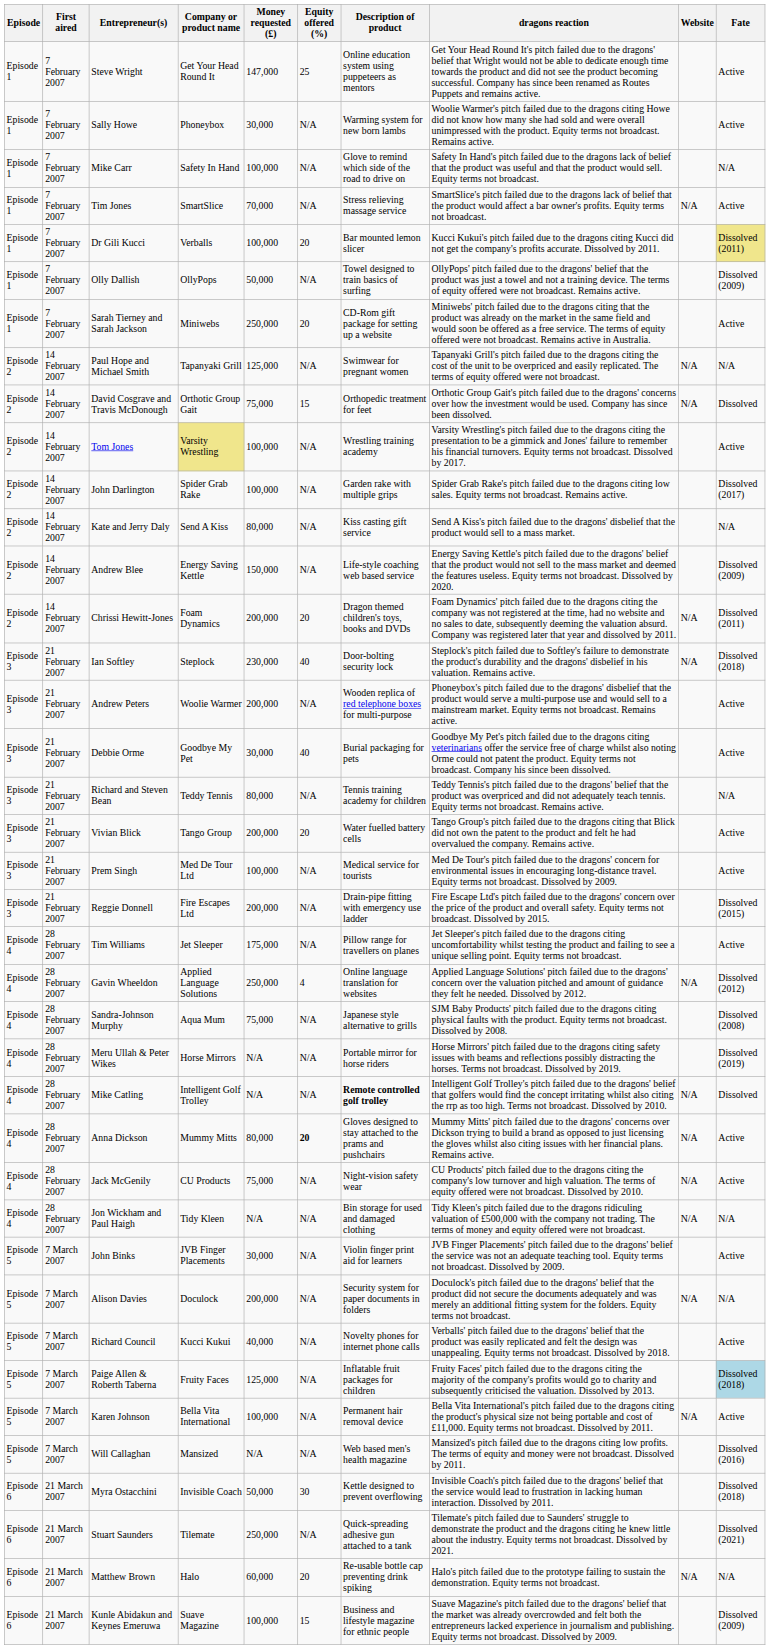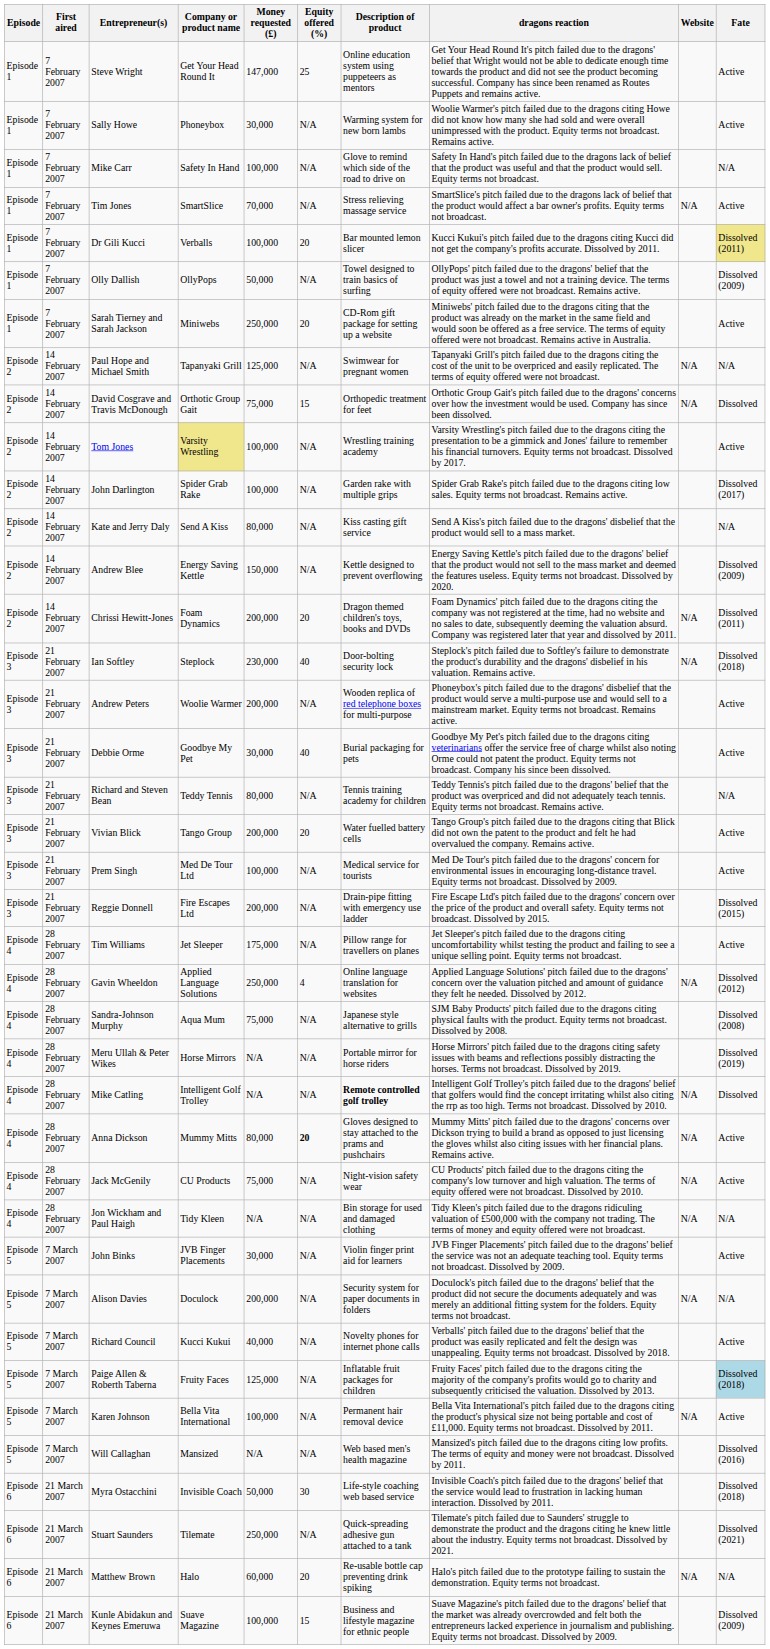(381, 570) Life-style coaching web based service -> (383, 570) Kettle designed to prevent overflowing
(383, 1491) Kettle designed to prevent overflowing -> (381, 1491) Life-style coaching web based service
